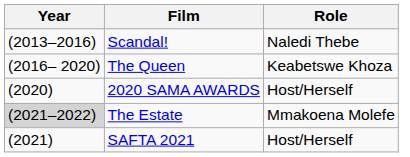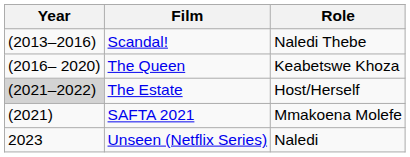- row: (184, 90)
(331, 115) Mmakoena Molefe -> (317, 90) Host/Herself
(310, 139) Host/Herself -> (338, 115) Mmakoena Molefe
+ row: (187, 139)
